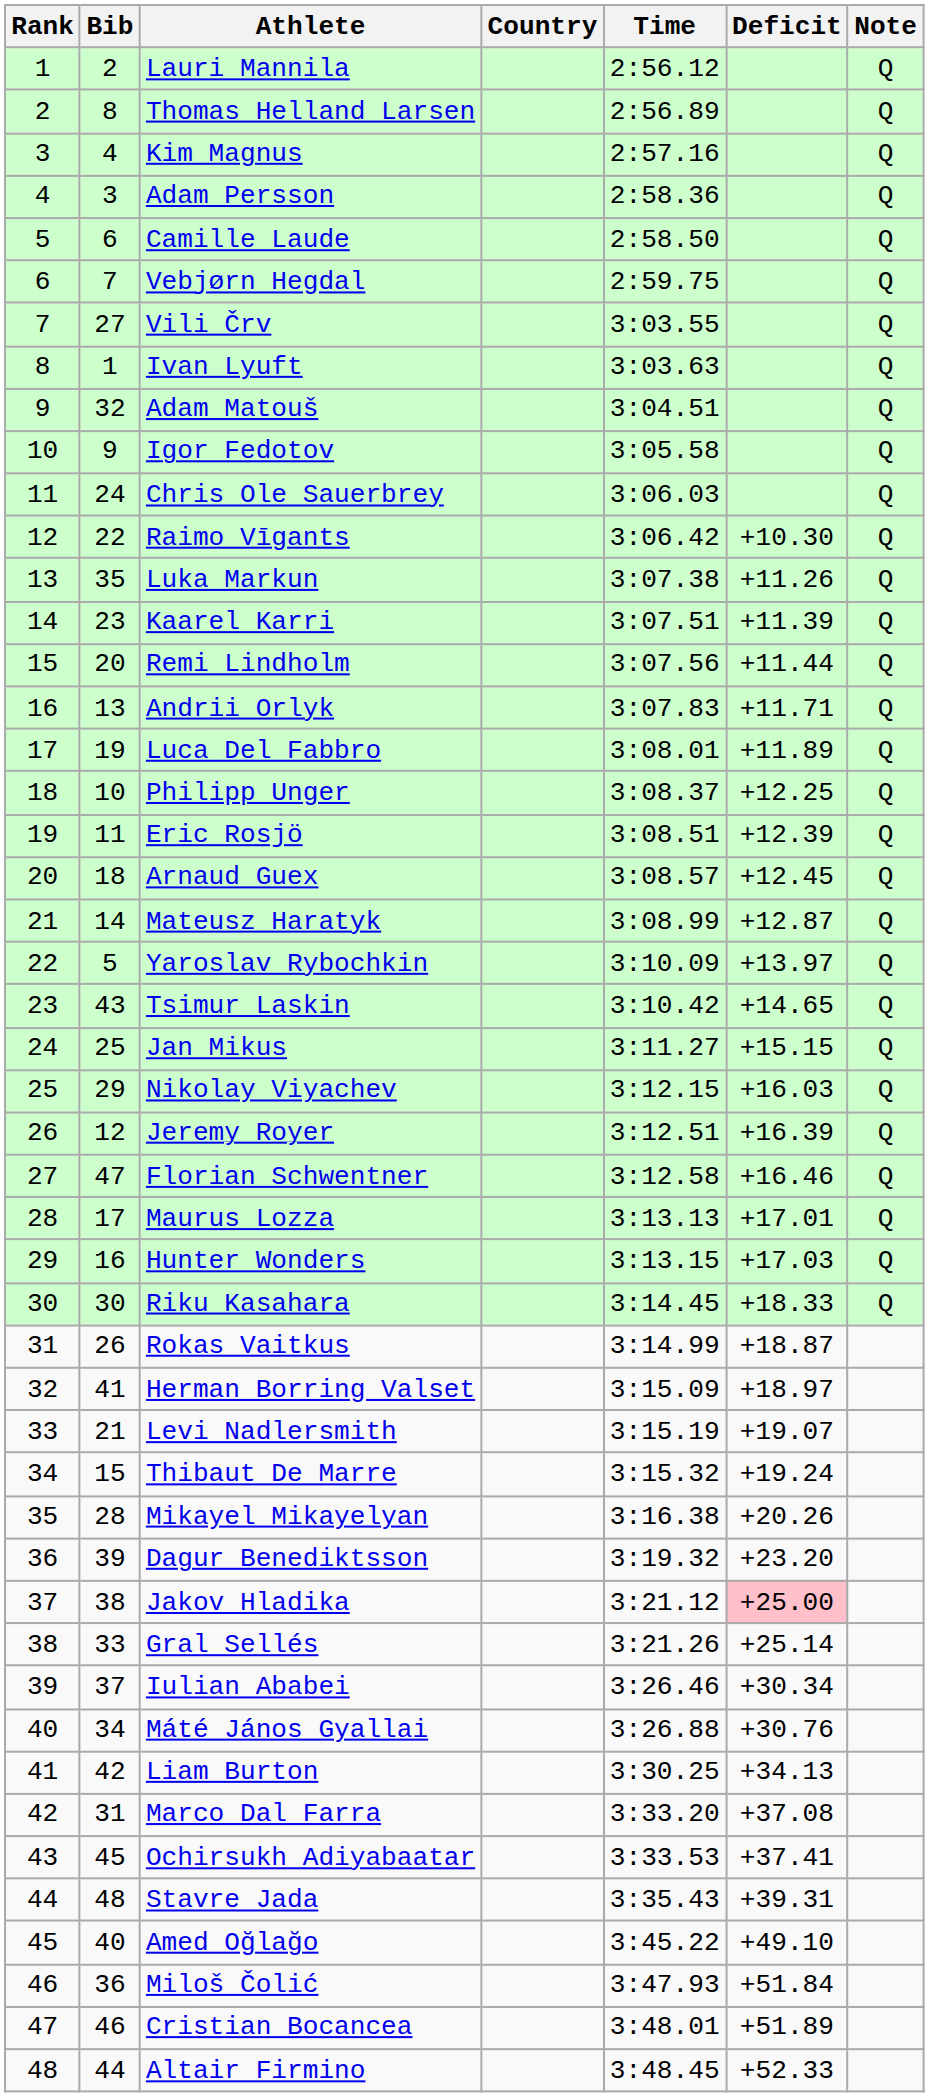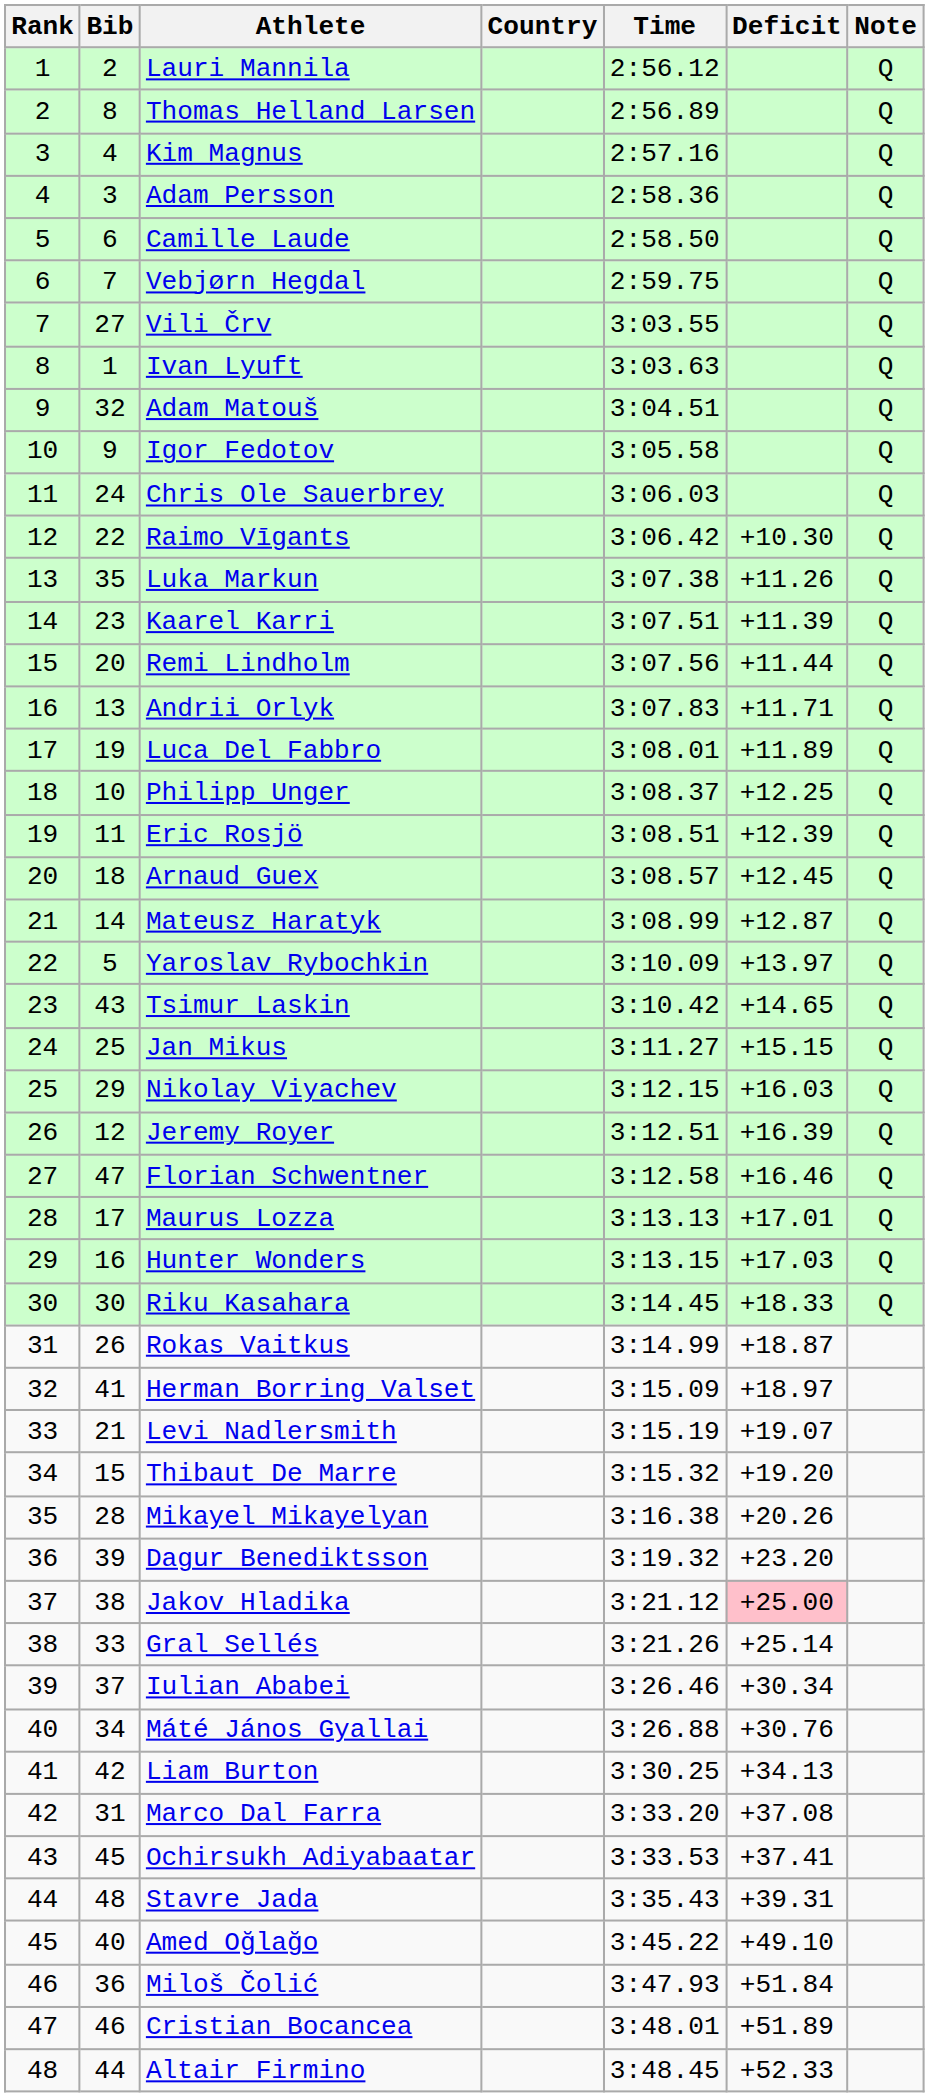(787, 1474) +19.24 -> (787, 1474) +19.20
